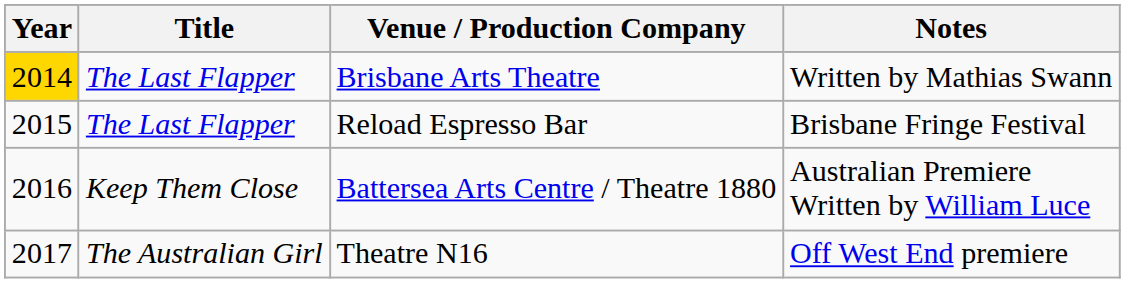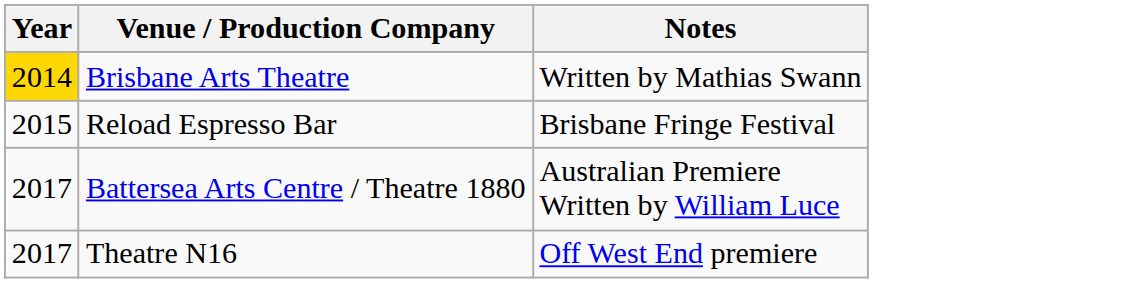- column: (204, 28)
(42, 188) 2016 -> (42, 188) 2017
